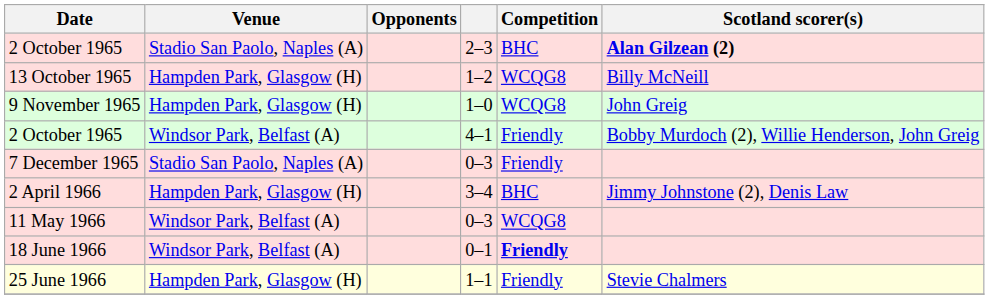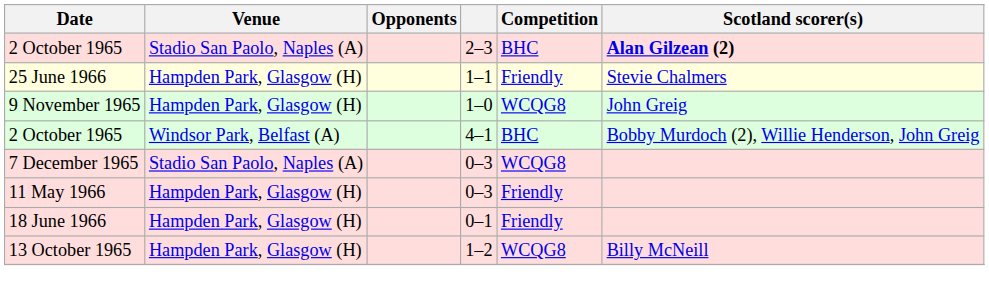rows swapped: (70, 76) <-> (57, 279)
(532, 134) Friendly -> (520, 134) BHC
(532, 163) Friendly -> (533, 163) WCQG8
- row: (55, 192)
(244, 221) Windsor Park, Belfast (A) -> (255, 192) Hampden Park, Glasgow (H)
(533, 221) WCQG8 -> (532, 192) Friendly
(244, 250) Windsor Park, Belfast (A) -> (255, 221) Hampden Park, Glasgow (H)
(534, 250) bold -> (532, 221) normal
